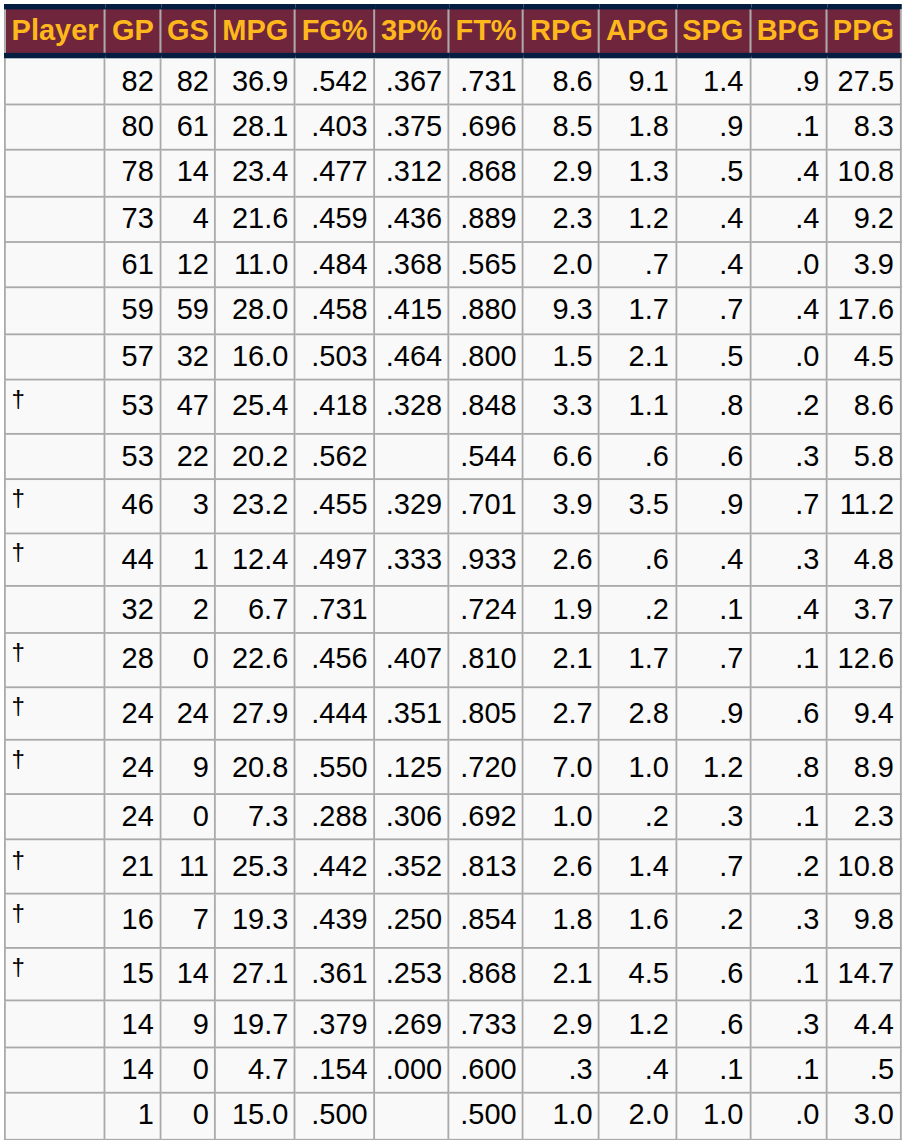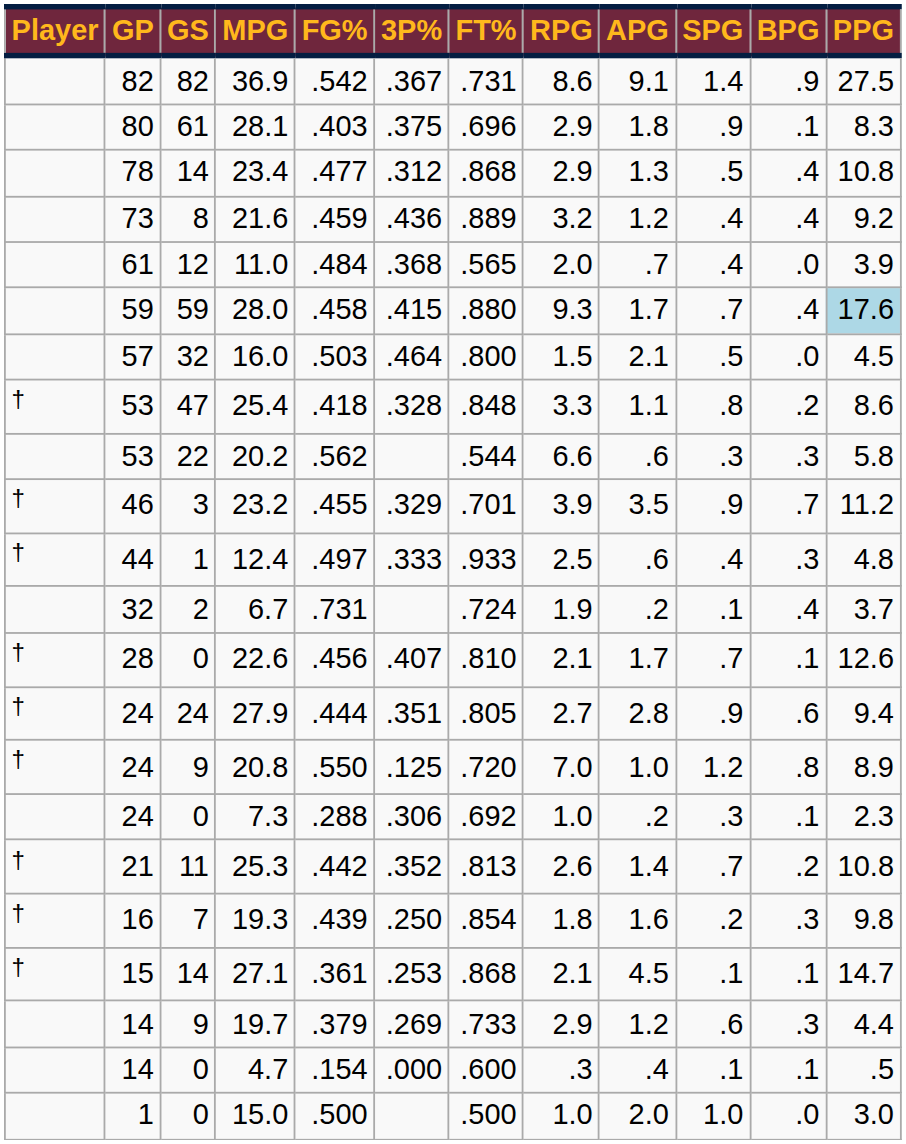(573, 126) 8.5 -> (573, 126) 2.9
(201, 218) 4 -> (201, 218) 8
(573, 218) 2.3 -> (573, 218) 3.2
(866, 310) no background -> (866, 310) lightblue background
(731, 455) .6 -> (731, 455) .3
(573, 559) 2.6 -> (573, 559) 2.5
(731, 973) .6 -> (731, 973) .1
